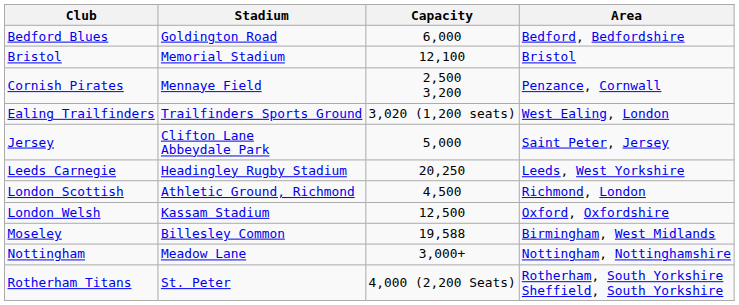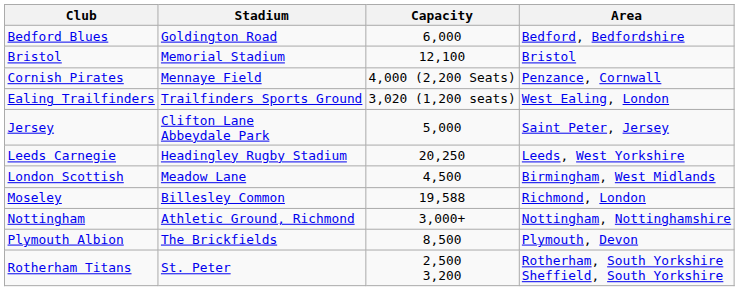(442, 85) 2,500 3,200 -> (442, 78) 4,000 (2,200 Seats)
(258, 192) Athletic Ground, Richmond -> (204, 177) Meadow Lane
(584, 192) Richmond, London -> (619, 177) Birmingham, West Midlands
- row: (54, 212)
(619, 233) Birmingham, West Midlands -> (584, 198) Richmond, London
(204, 254) Meadow Lane -> (258, 219) Athletic Ground, Richmond
+ row: (66, 240)
(442, 283) 4,000 (2,200 Seats) -> (442, 268) 2,500 3,200
